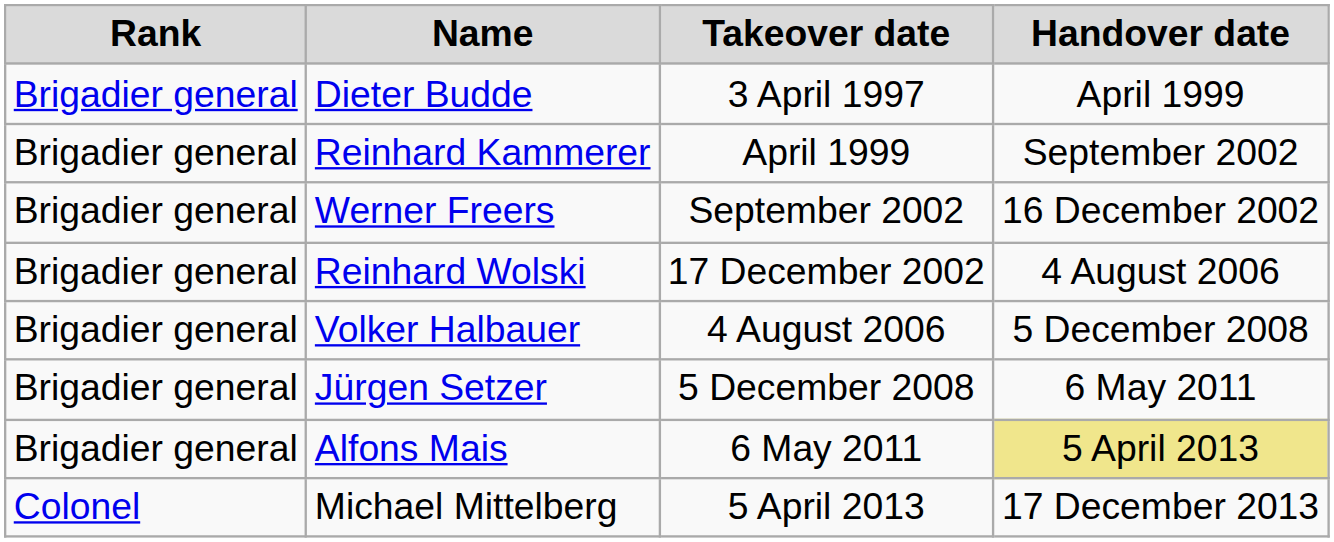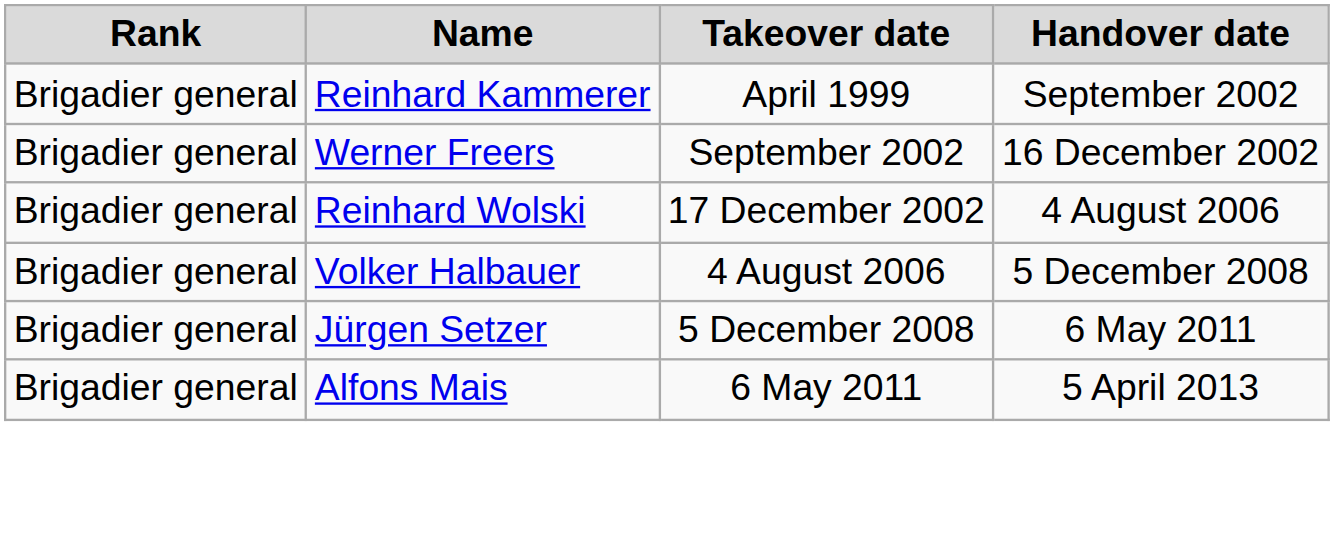- row: (424, 93)
(1161, 447) khaki background -> (1161, 388) no background
- row: (466, 507)
